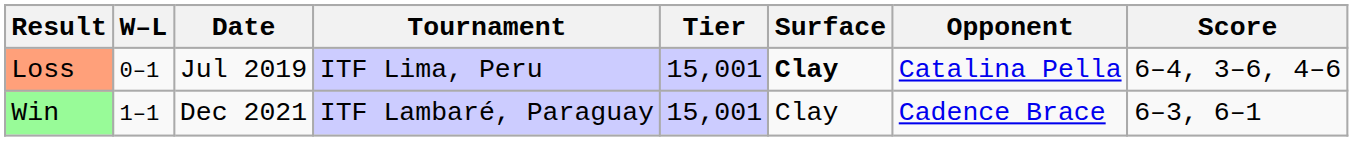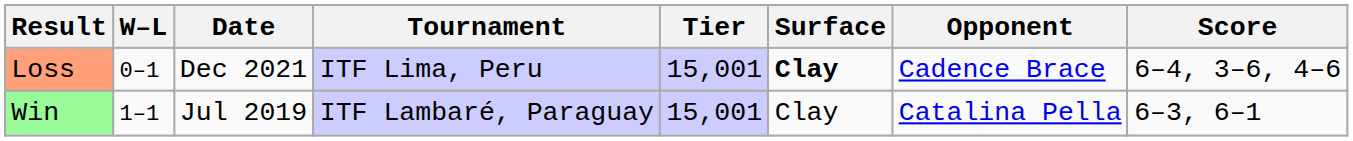(243, 70) Jul 2019 -> (243, 70) Dec 2021
(1010, 70) Catalina Pella -> (1002, 70) Cadence Brace
(243, 113) Dec 2021 -> (243, 113) Jul 2019
(1002, 113) Cadence Brace -> (1010, 113) Catalina Pella
